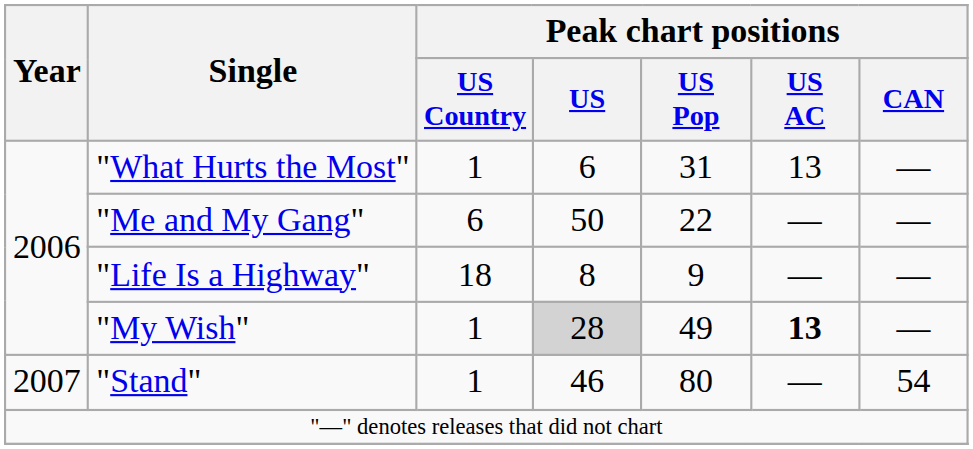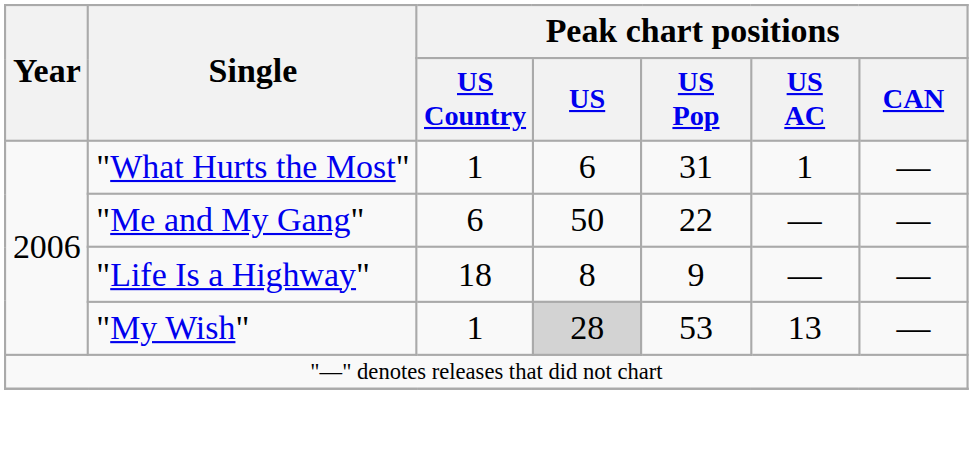(805, 166) 13 -> (805, 166) 1
(696, 327) 49 -> (696, 327) 53
(805, 327) bold -> (805, 327) normal
- row: (149, 381)
